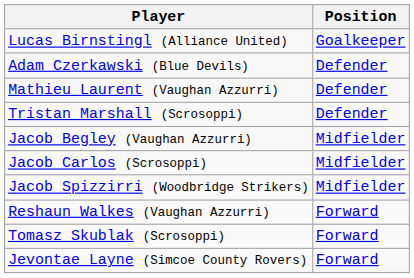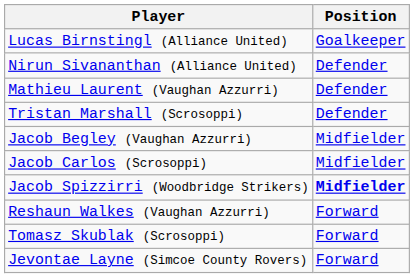+ row: (152, 65)
- row: (128, 65)
(361, 187) normal -> (361, 187) bold
